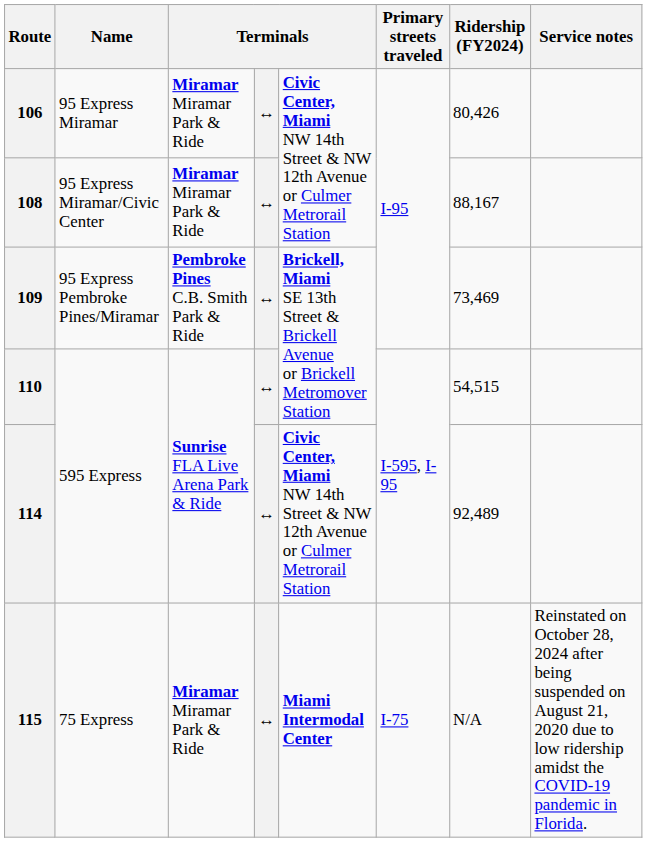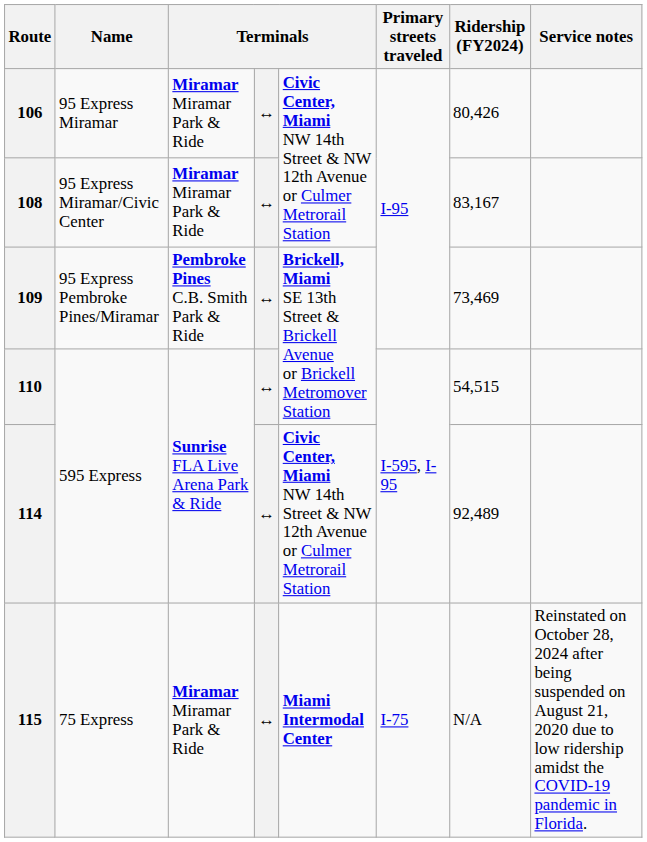(476, 202) 88,167 -> (476, 202) 83,167
